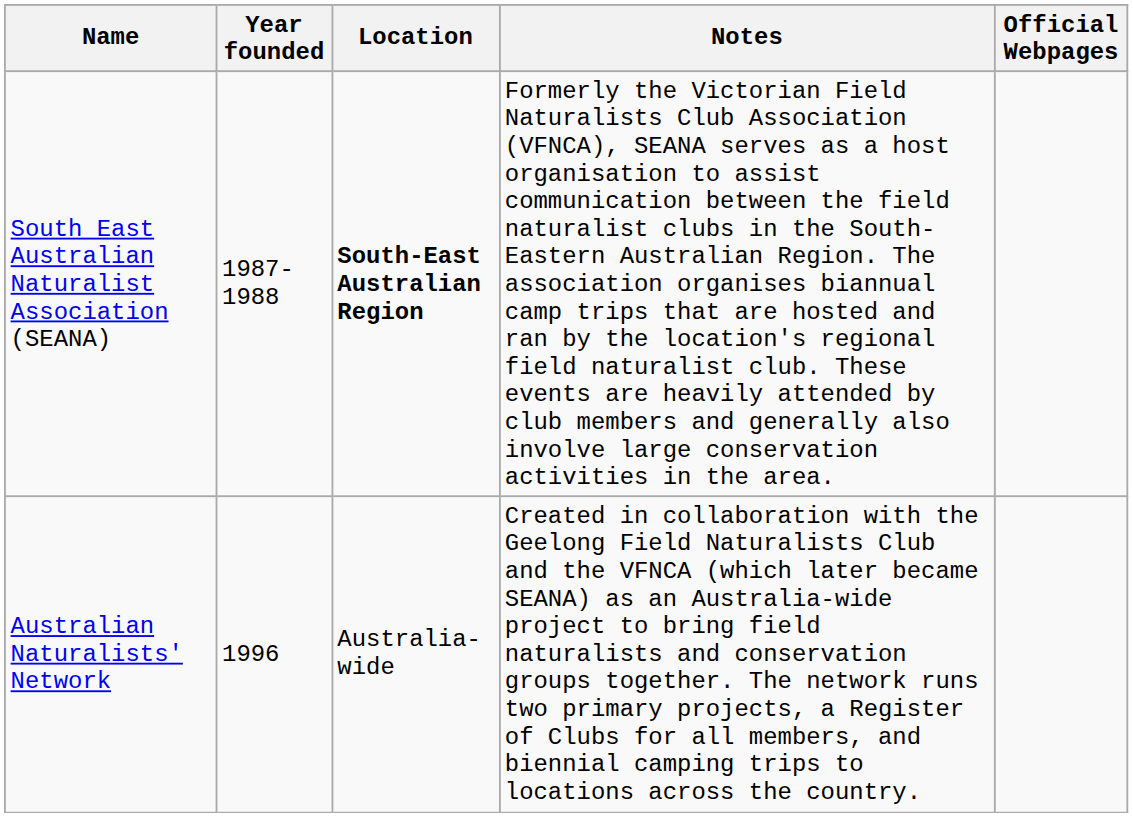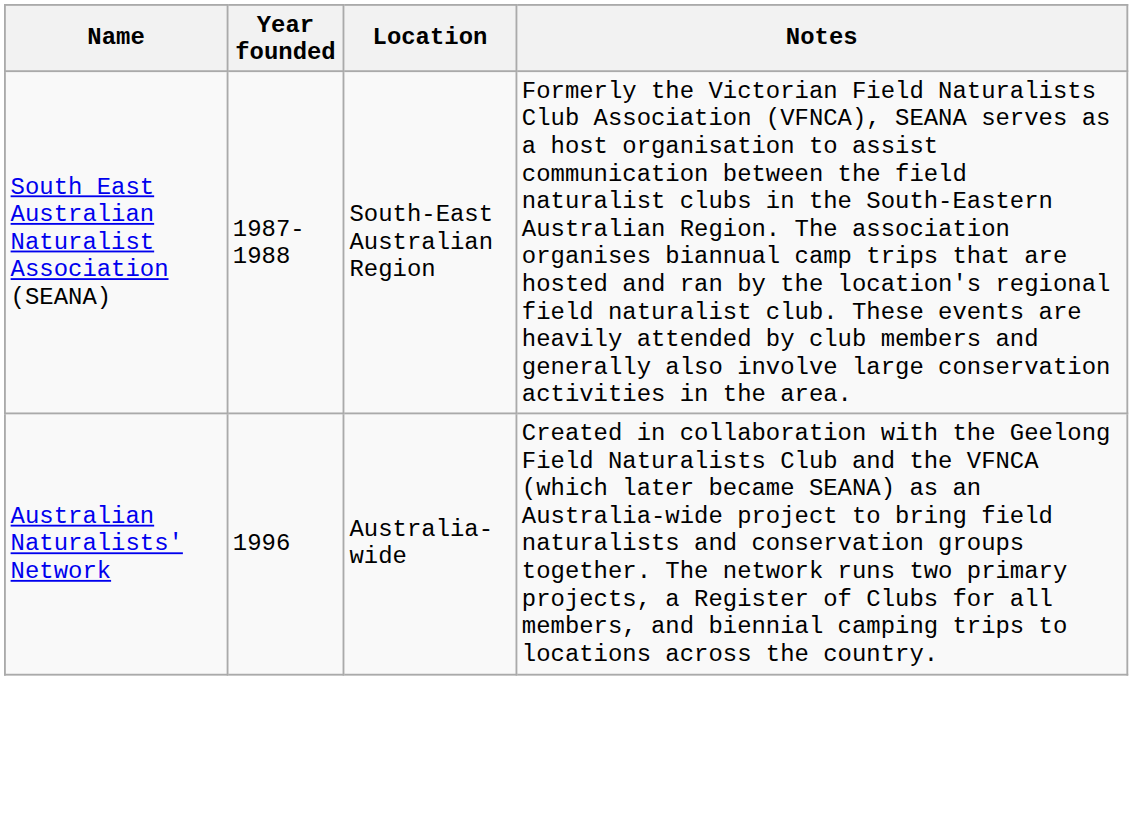- column: (1061, 38)
(409, 284) bold -> (421, 243) normal
